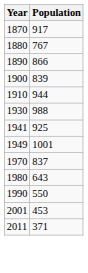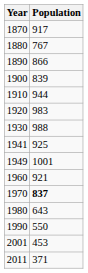+ row: (17, 111)
+ row: (17, 177)
(40, 161) normal -> (40, 194) bold
